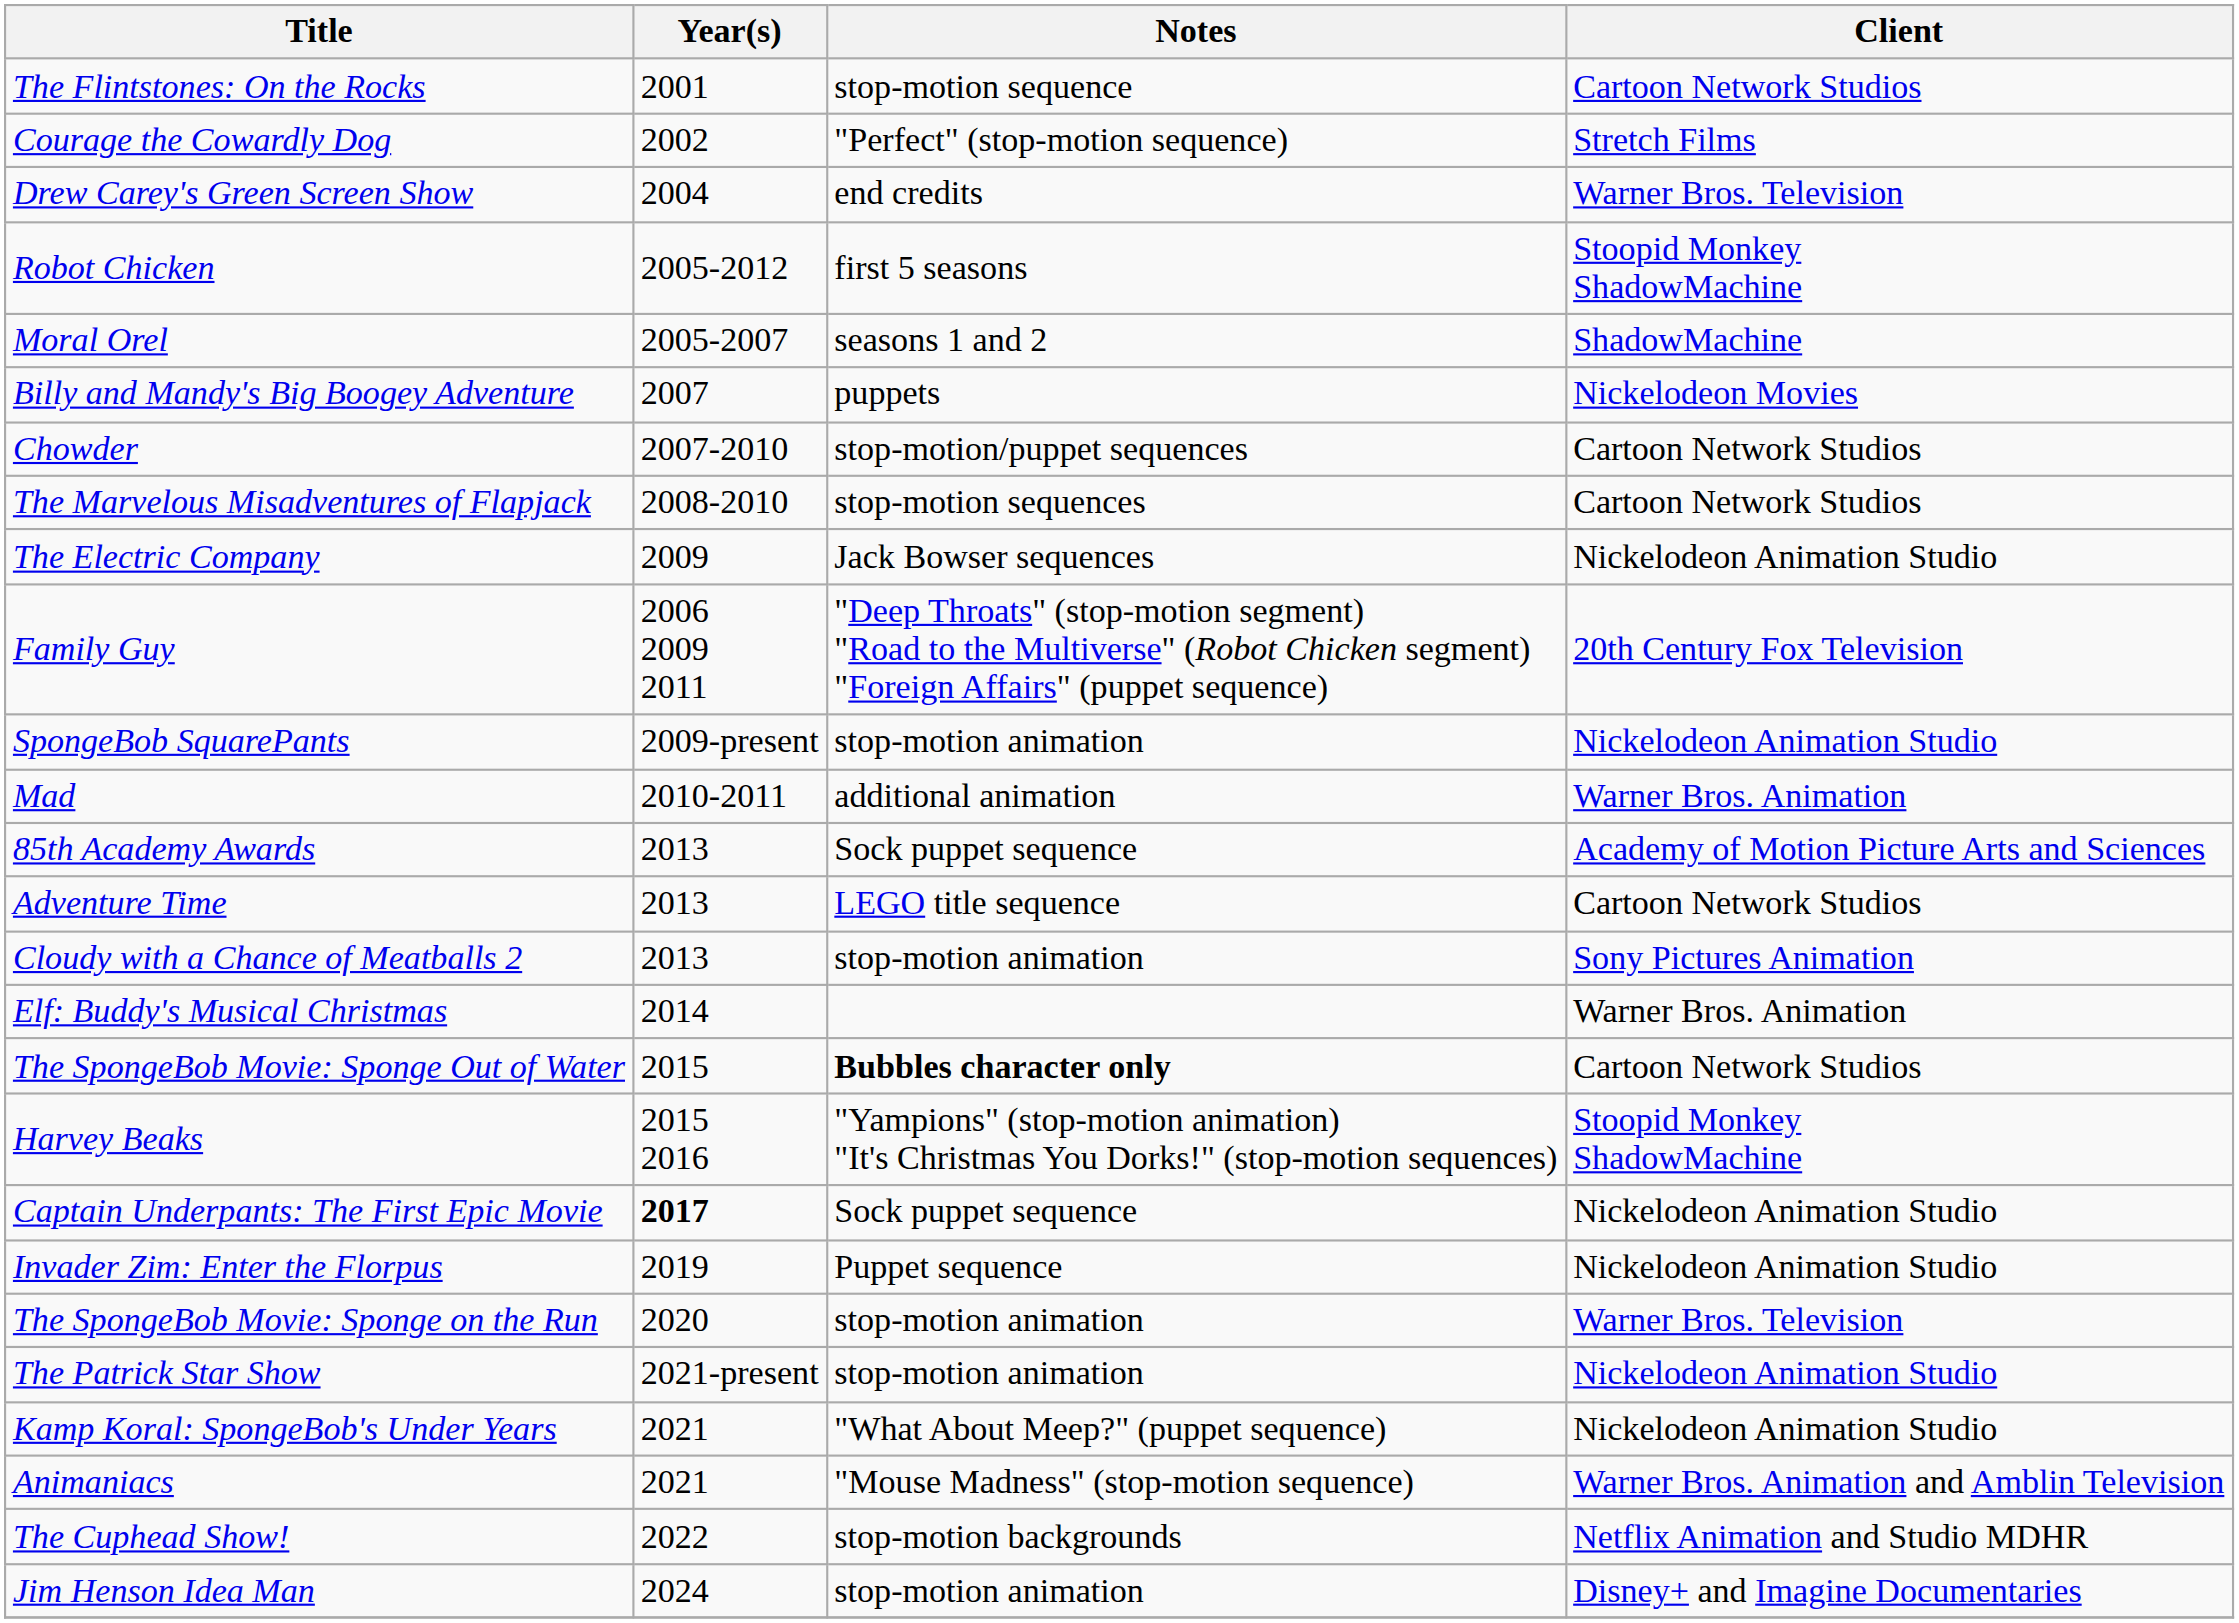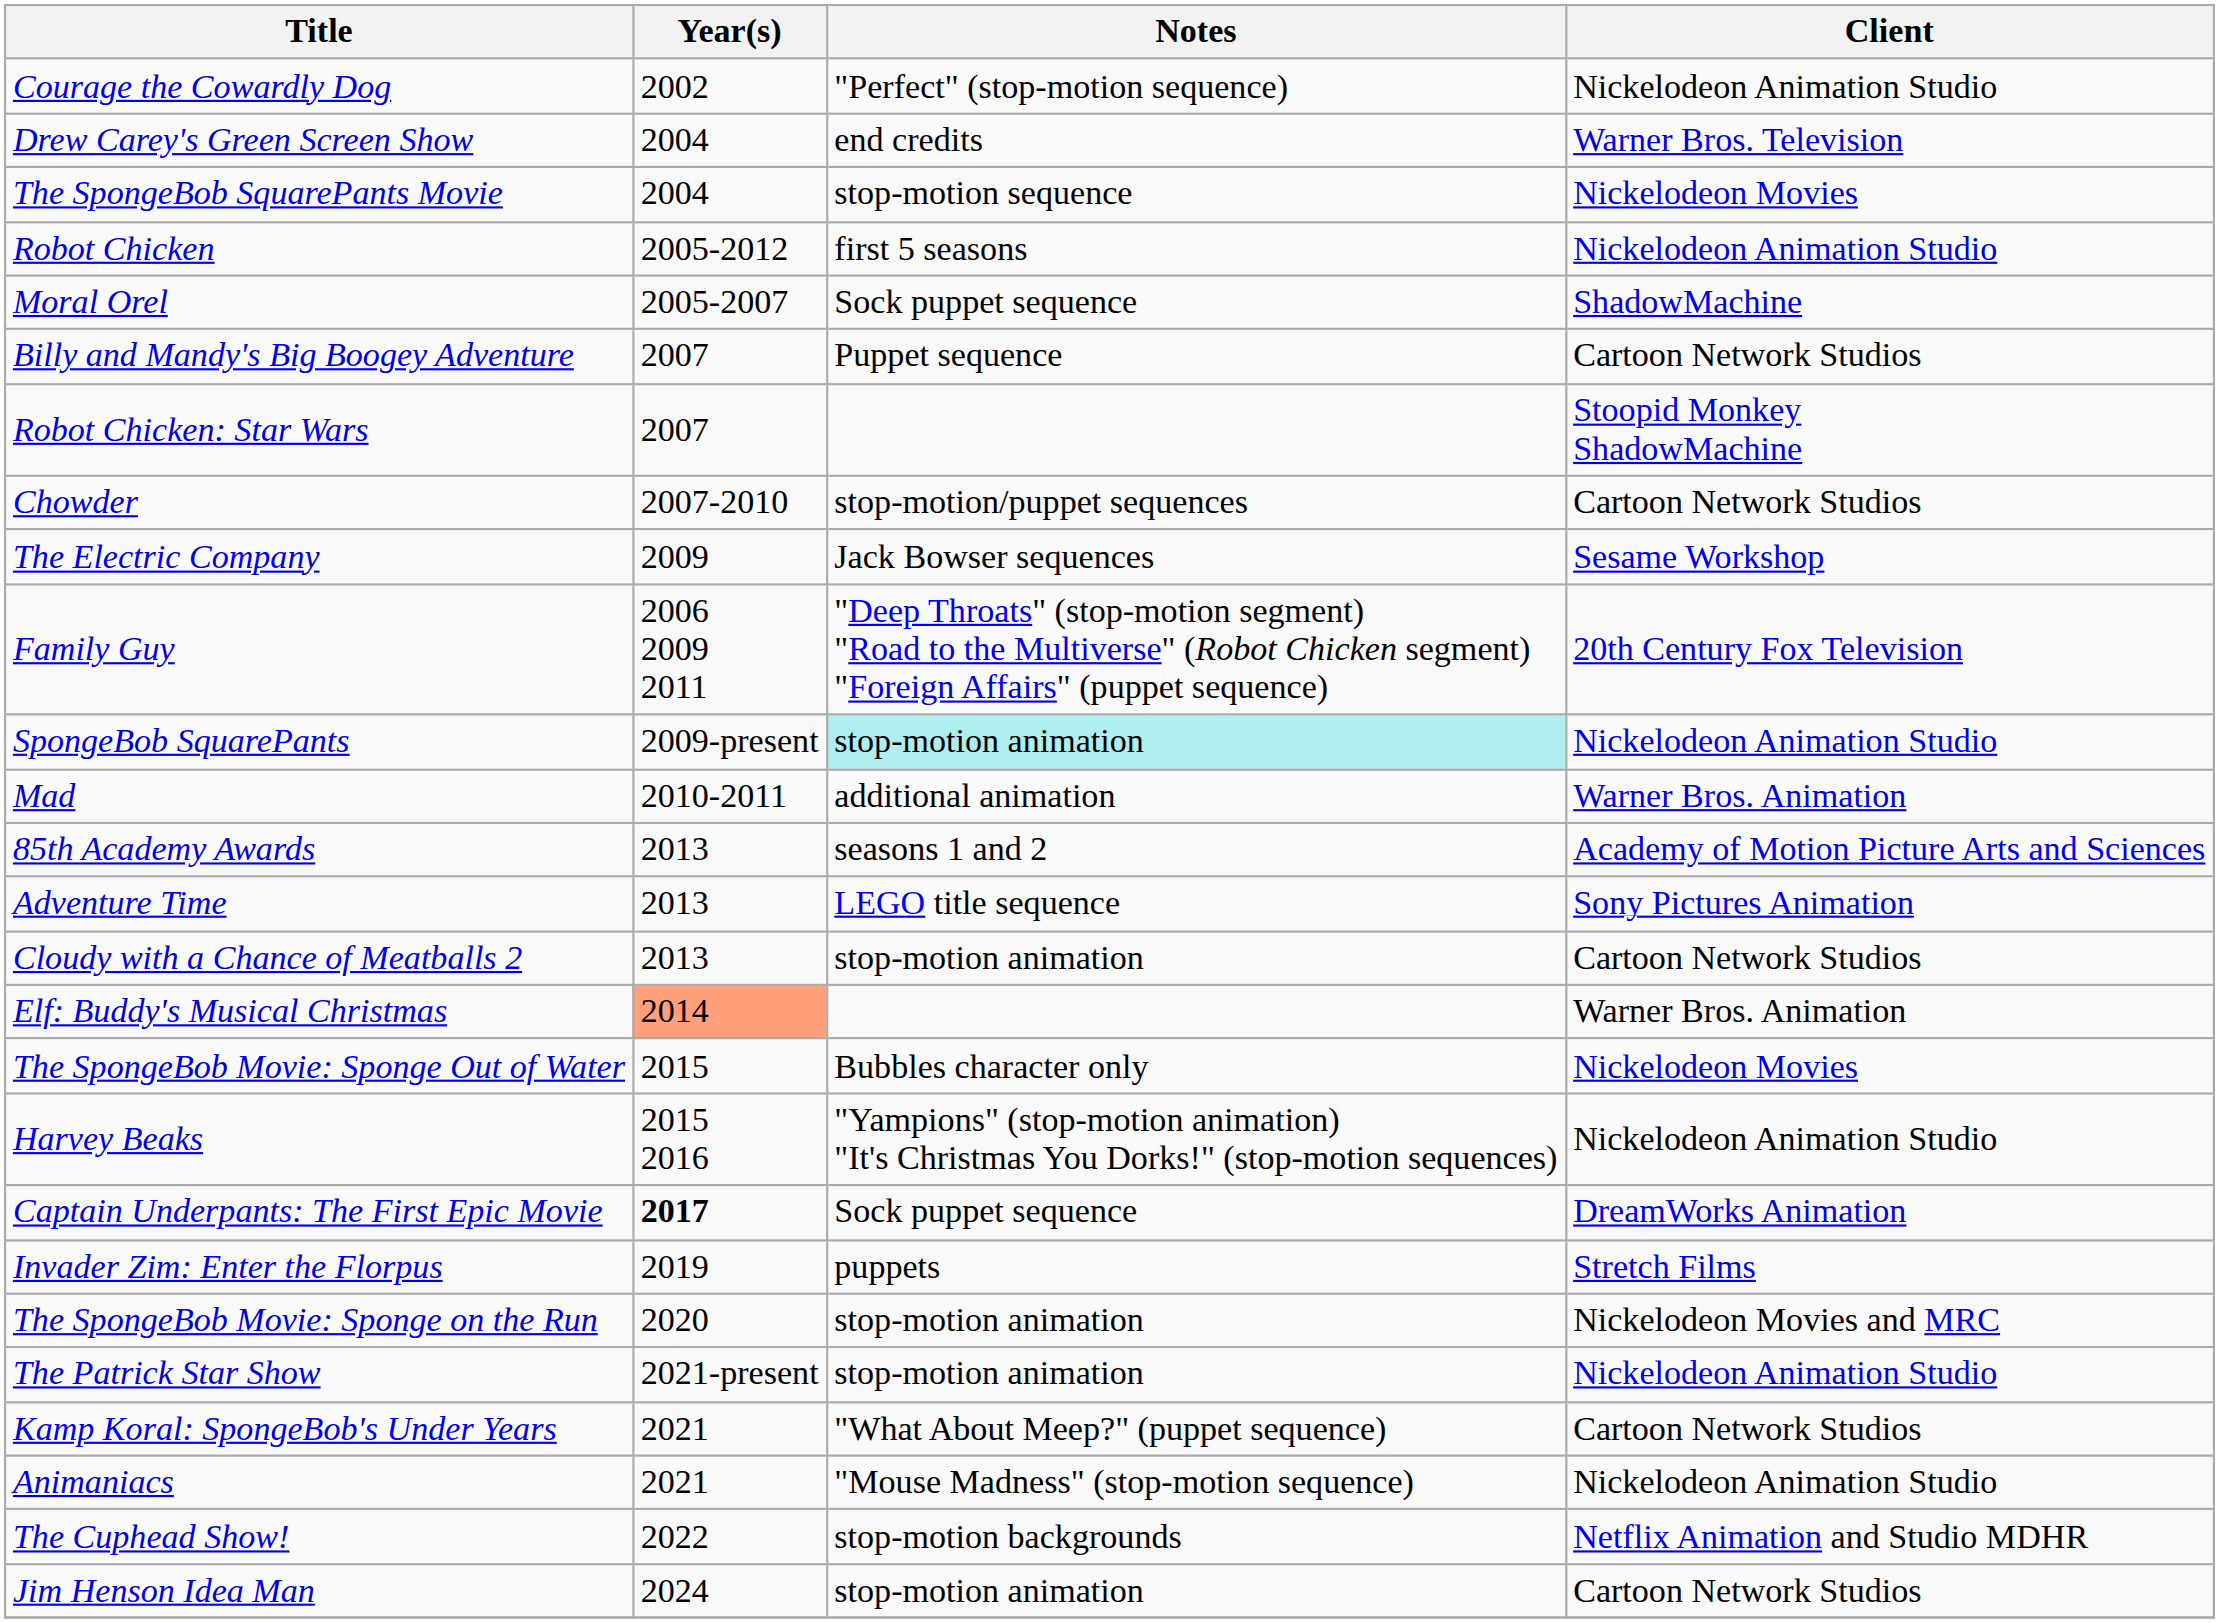- row: (219, 85)
(1665, 139) Stretch Films -> (1785, 85) Nickelodeon Animation Studio
+ row: (258, 193)
(1688, 266) Stoopid Monkey ShadowMachine -> (1785, 247) Nickelodeon Animation Studio
(941, 340) seasons 1 and 2 -> (986, 301) Sock puppet sequence
(887, 394) puppets -> (948, 355) Puppet sequence
(1716, 394) Nickelodeon Movies -> (1747, 355) Cartoon Network Studios
+ row: (191, 429)
- row: (302, 502)
(1785, 556) Nickelodeon Animation Studio -> (1699, 556) Sesame Workshop
(989, 741) no background -> (989, 741) paleturquoise background
(986, 849) Sock puppet sequence -> (941, 849) seasons 1 and 2
(1747, 903) Cartoon Network Studios -> (1744, 903) Sony Pictures Animation
(1744, 957) Sony Pictures Animation -> (1747, 957) Cartoon Network Studios
(675, 1011) no background -> (675, 1011) lightsalmon background
(1003, 1065) bold -> (991, 1065) normal
(1747, 1065) Cartoon Network Studios -> (1716, 1065) Nickelodeon Movies
(1688, 1138) Stoopid Monkey ShadowMachine -> (1785, 1138) Nickelodeon Animation Studio
(1785, 1211) Nickelodeon Animation Studio -> (1740, 1211) DreamWorks Animation
(948, 1265) Puppet sequence -> (887, 1265) puppets
(1785, 1265) Nickelodeon Animation Studio -> (1665, 1265) Stretch Films
(1738, 1319) Warner Bros. Television -> (1787, 1319) Nickelodeon Movies and MRC
(1785, 1428) Nickelodeon Animation Studio -> (1747, 1428) Cartoon Network Studios
(1899, 1482) Warner Bros. Animation and Amblin Television -> (1785, 1482) Nickelodeon Animation Studio
(1827, 1590) Disney+ and Imagine Documentaries -> (1747, 1590) Cartoon Network Studios
